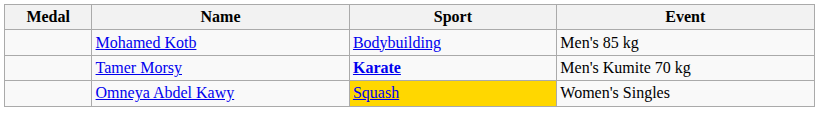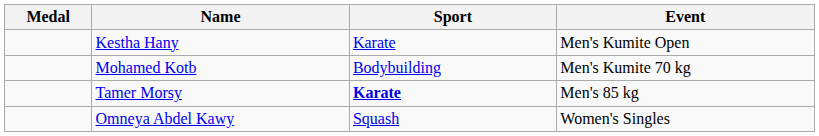+ row: (137, 42)
(600, 42) Men's 85 kg -> (626, 67) Men's Kumite 70 kg
(626, 67) Men's Kumite 70 kg -> (600, 93) Men's 85 kg
(376, 93) gold background -> (376, 118) no background
